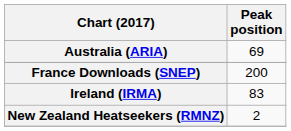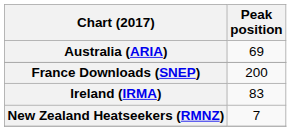(256, 115) 2 -> (256, 115) 7
